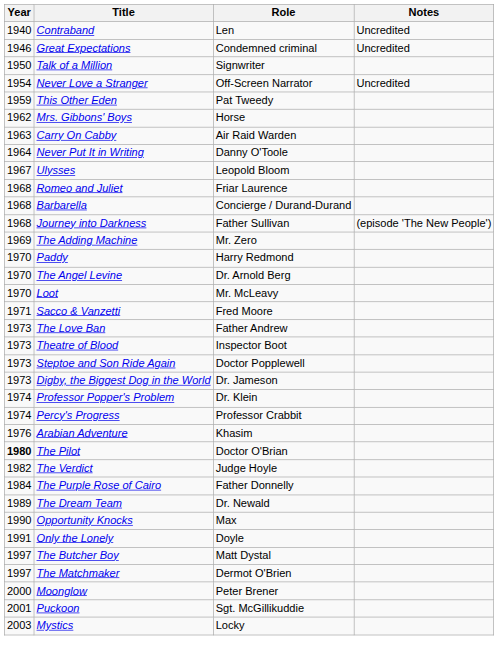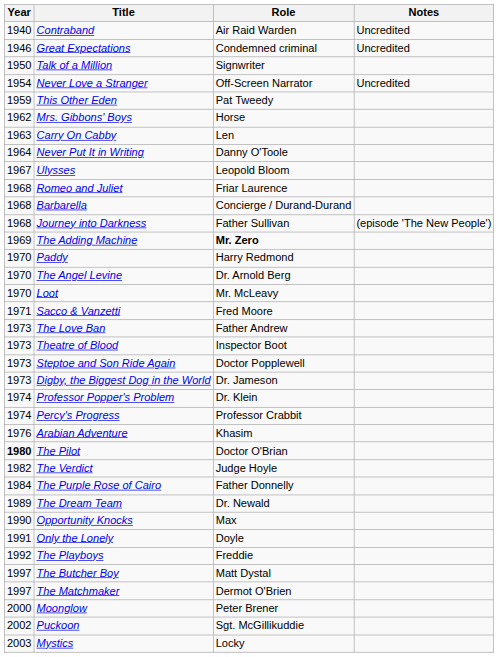(225, 30) Len -> (256, 30) Air Raid Warden
(256, 135) Air Raid Warden -> (225, 135) Len
(236, 240) normal -> (237, 240) bold
+ row: (70, 556)
(19, 608) 2001 -> (19, 626) 2002
